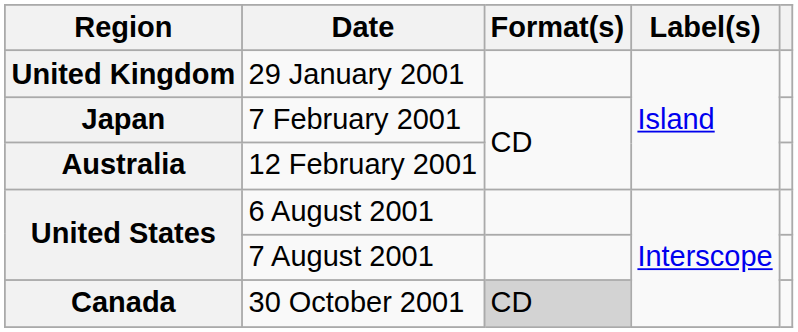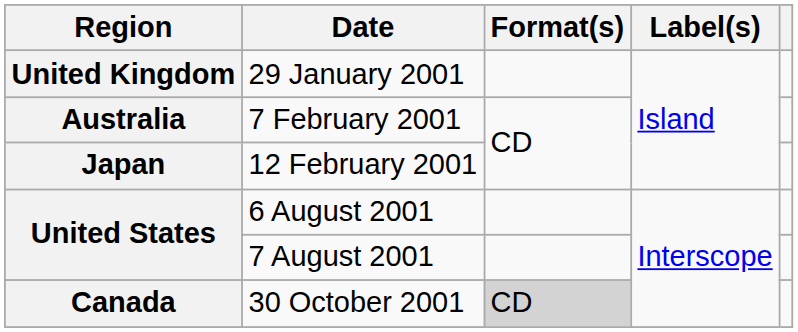(123, 119) Japan -> (123, 119) Australia
(123, 165) Australia -> (123, 165) Japan
